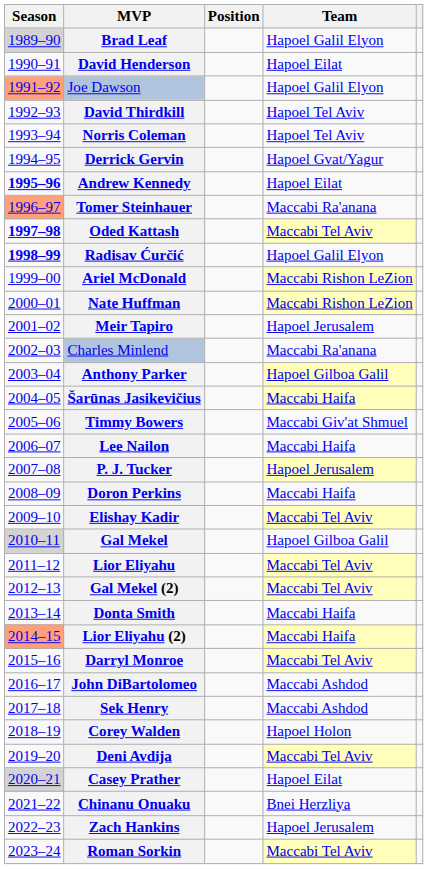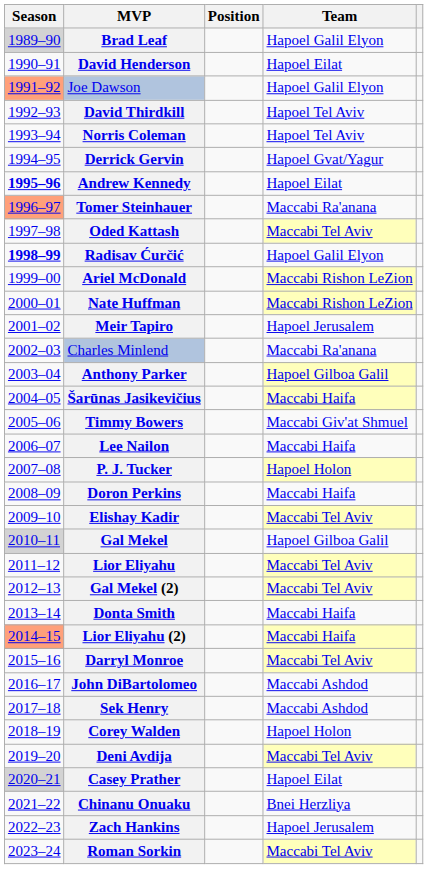(34, 231) bold -> (34, 231) normal
(320, 469) Hapoel Jerusalem -> (309, 469) Hapoel Holon
